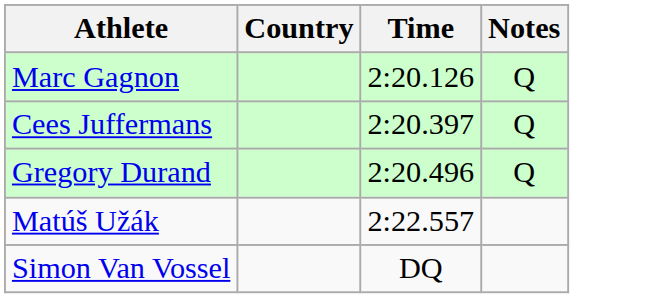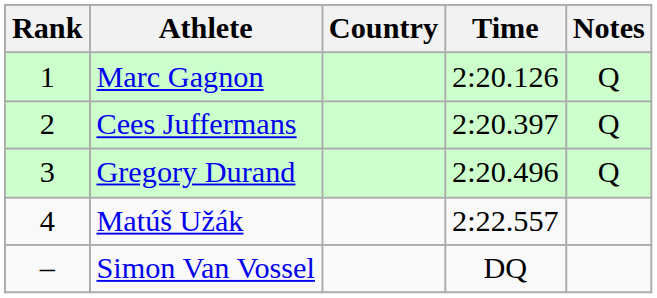+ column: (47, 28)
